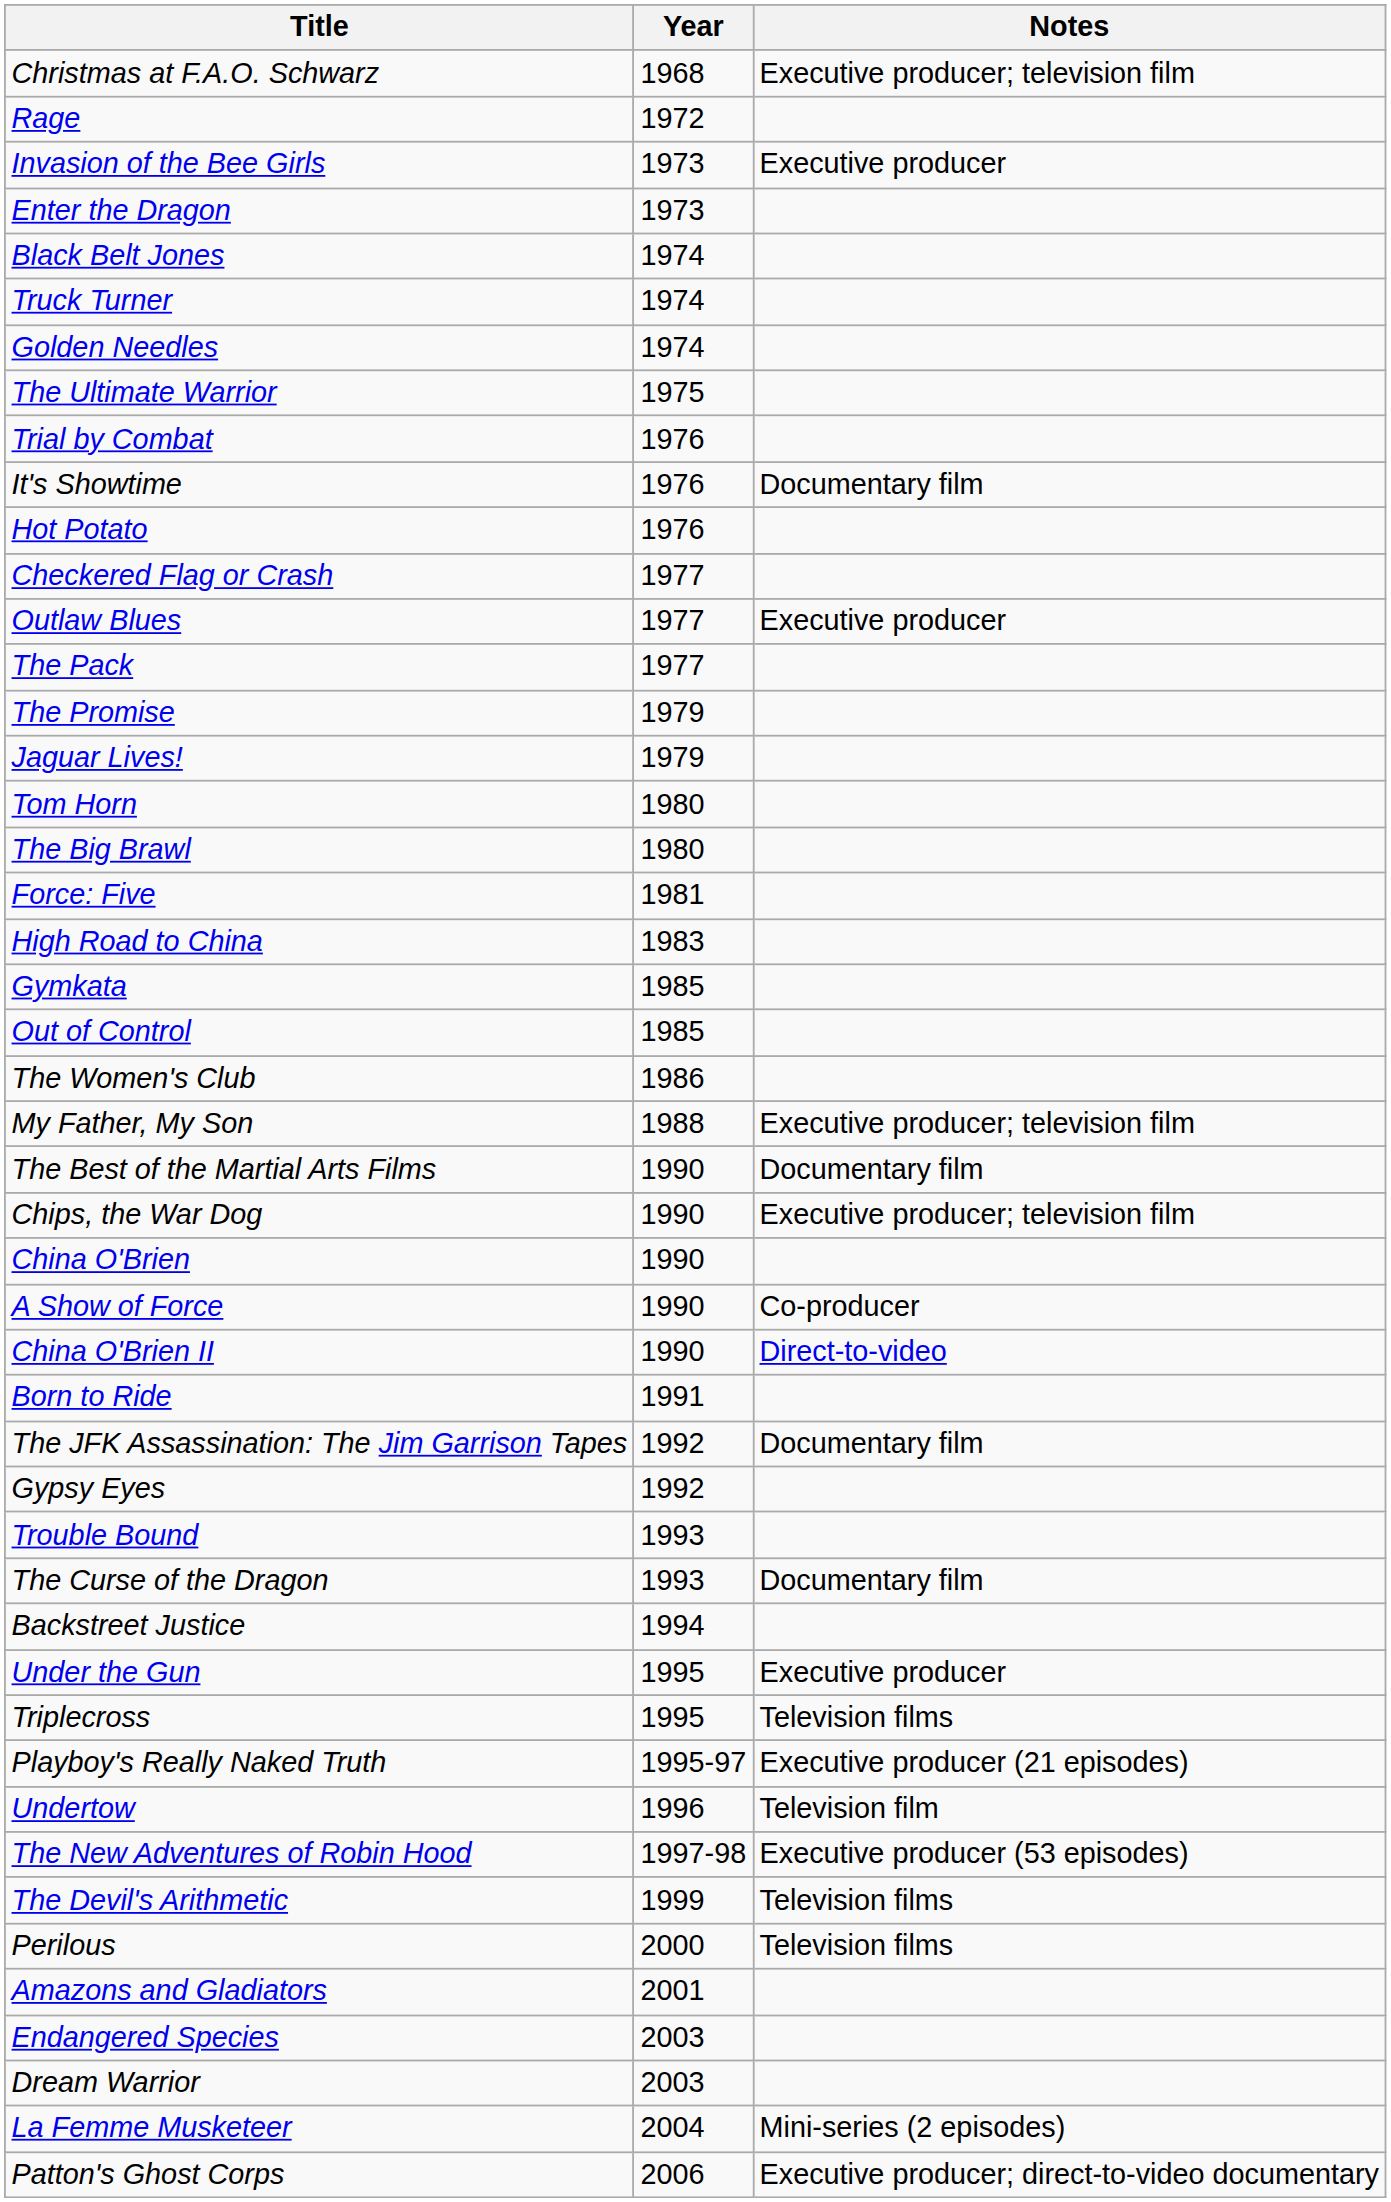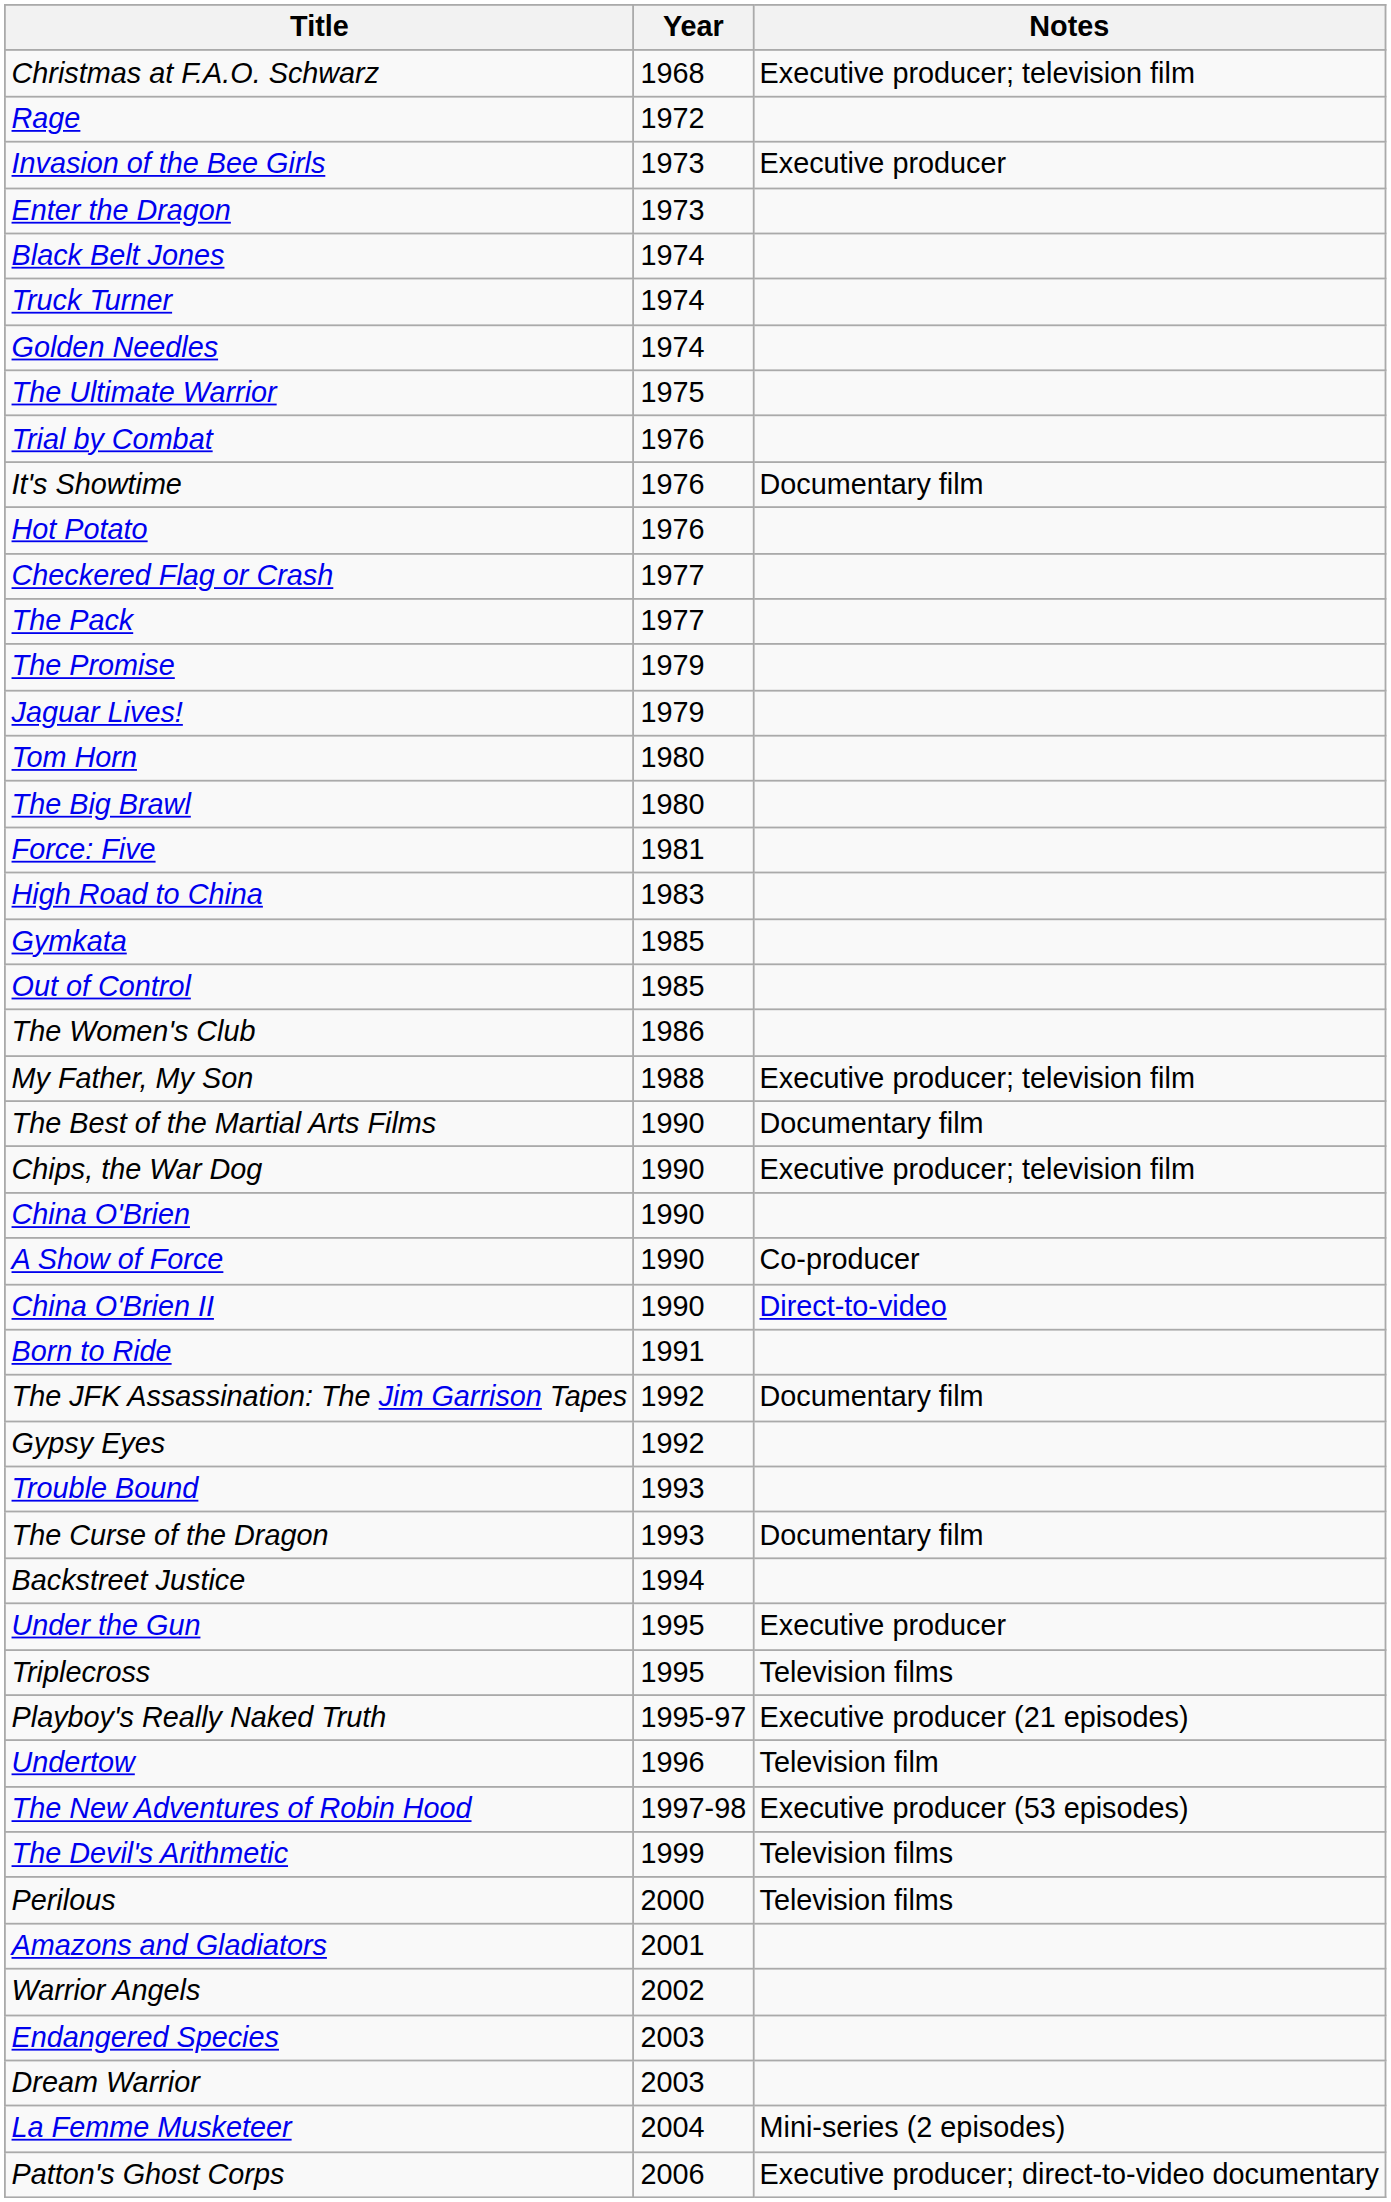- row: (96, 621)
+ row: (106, 1991)
